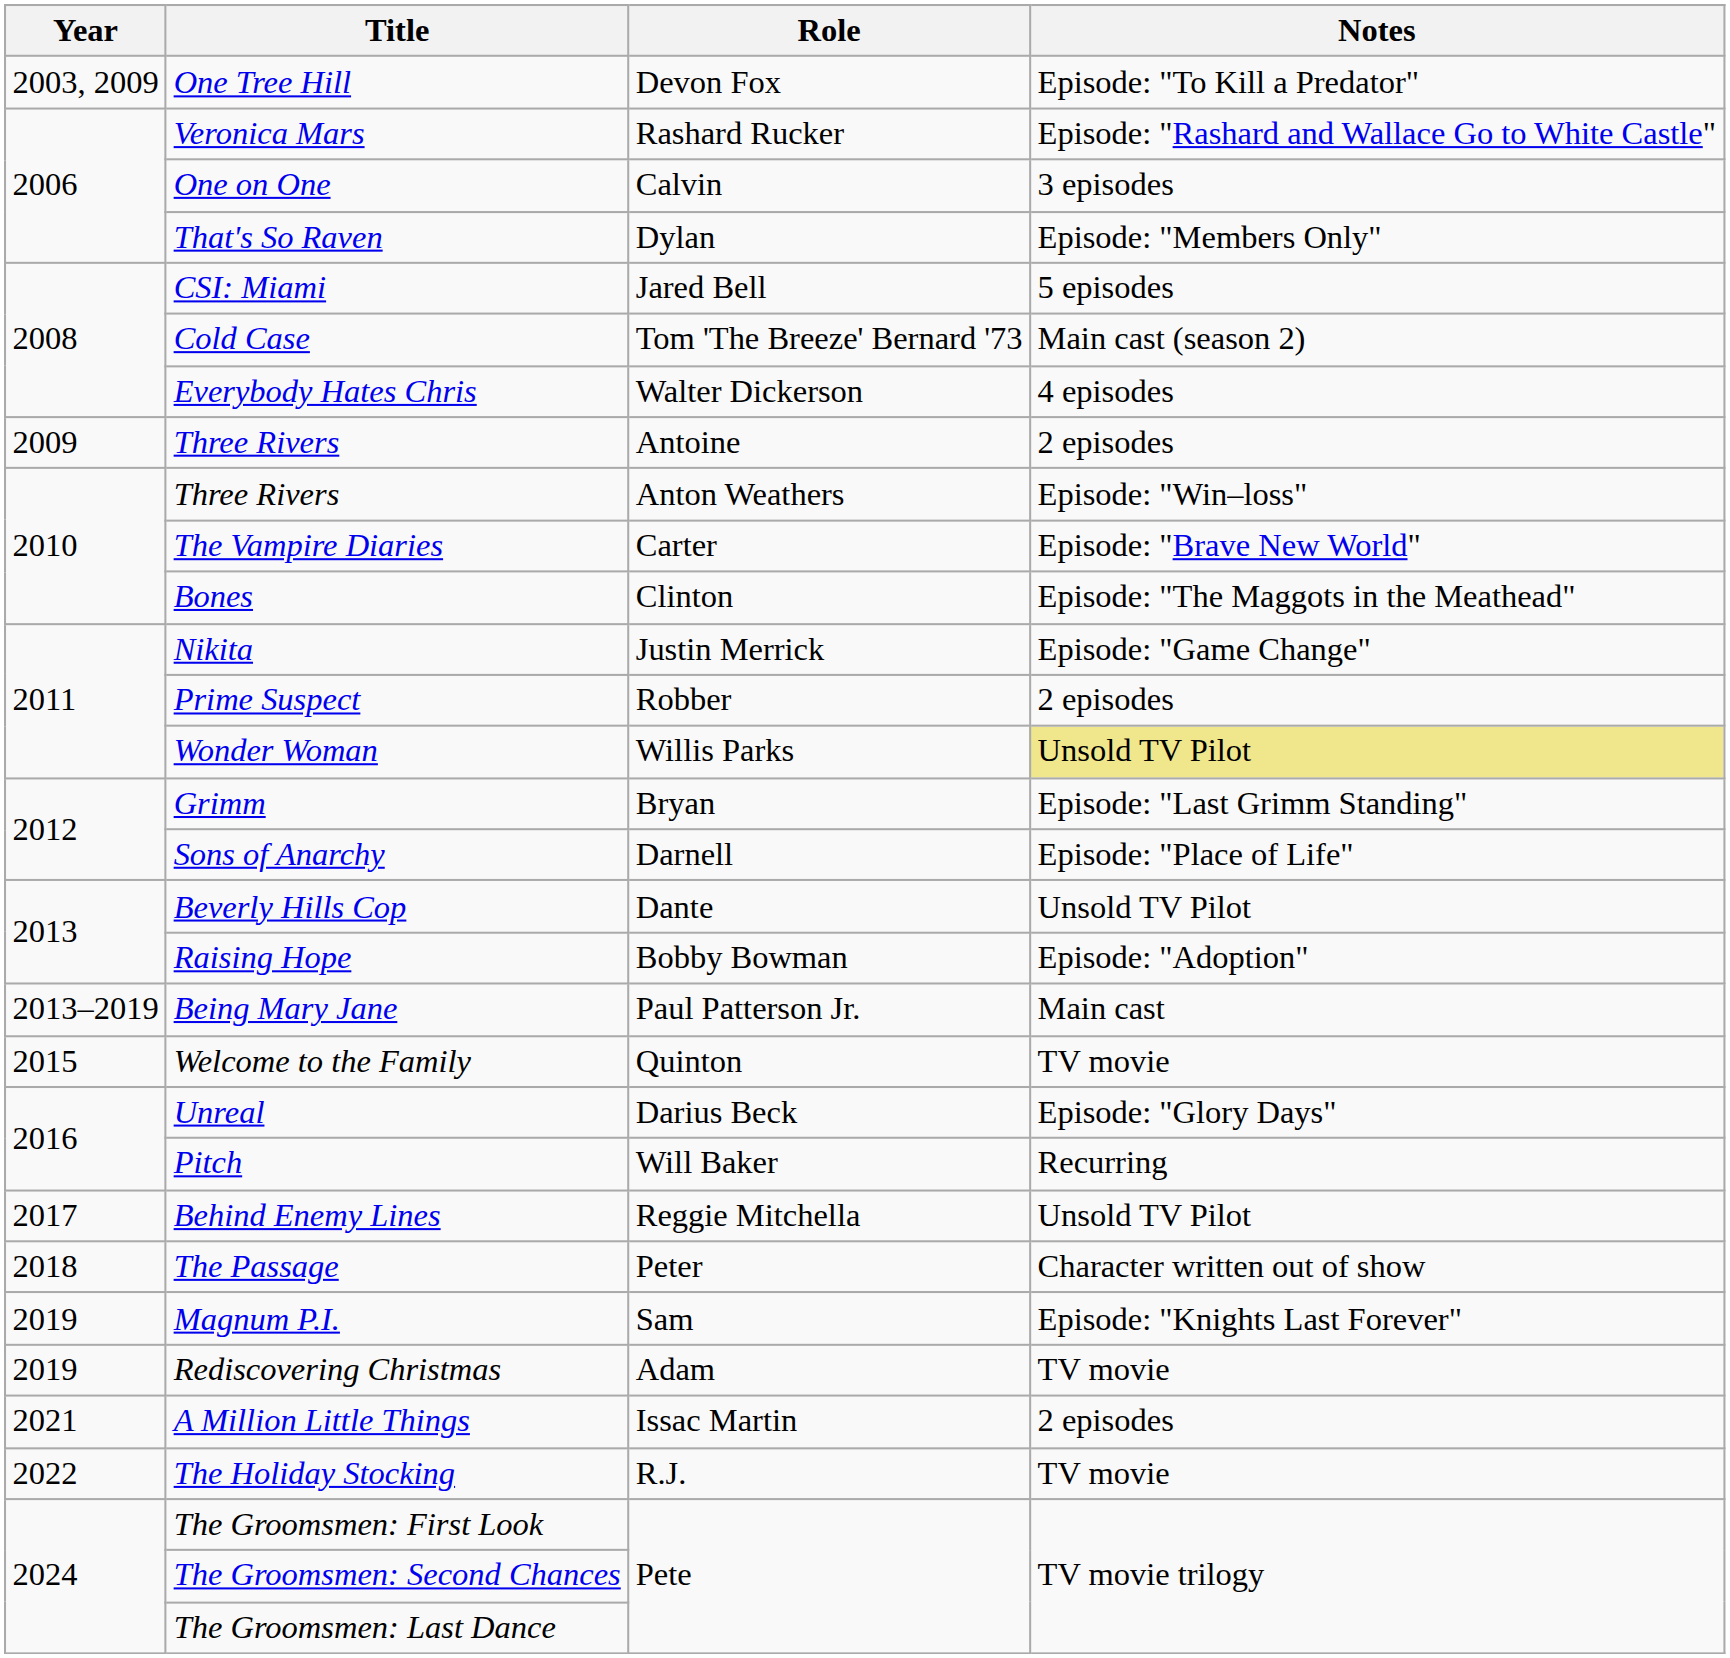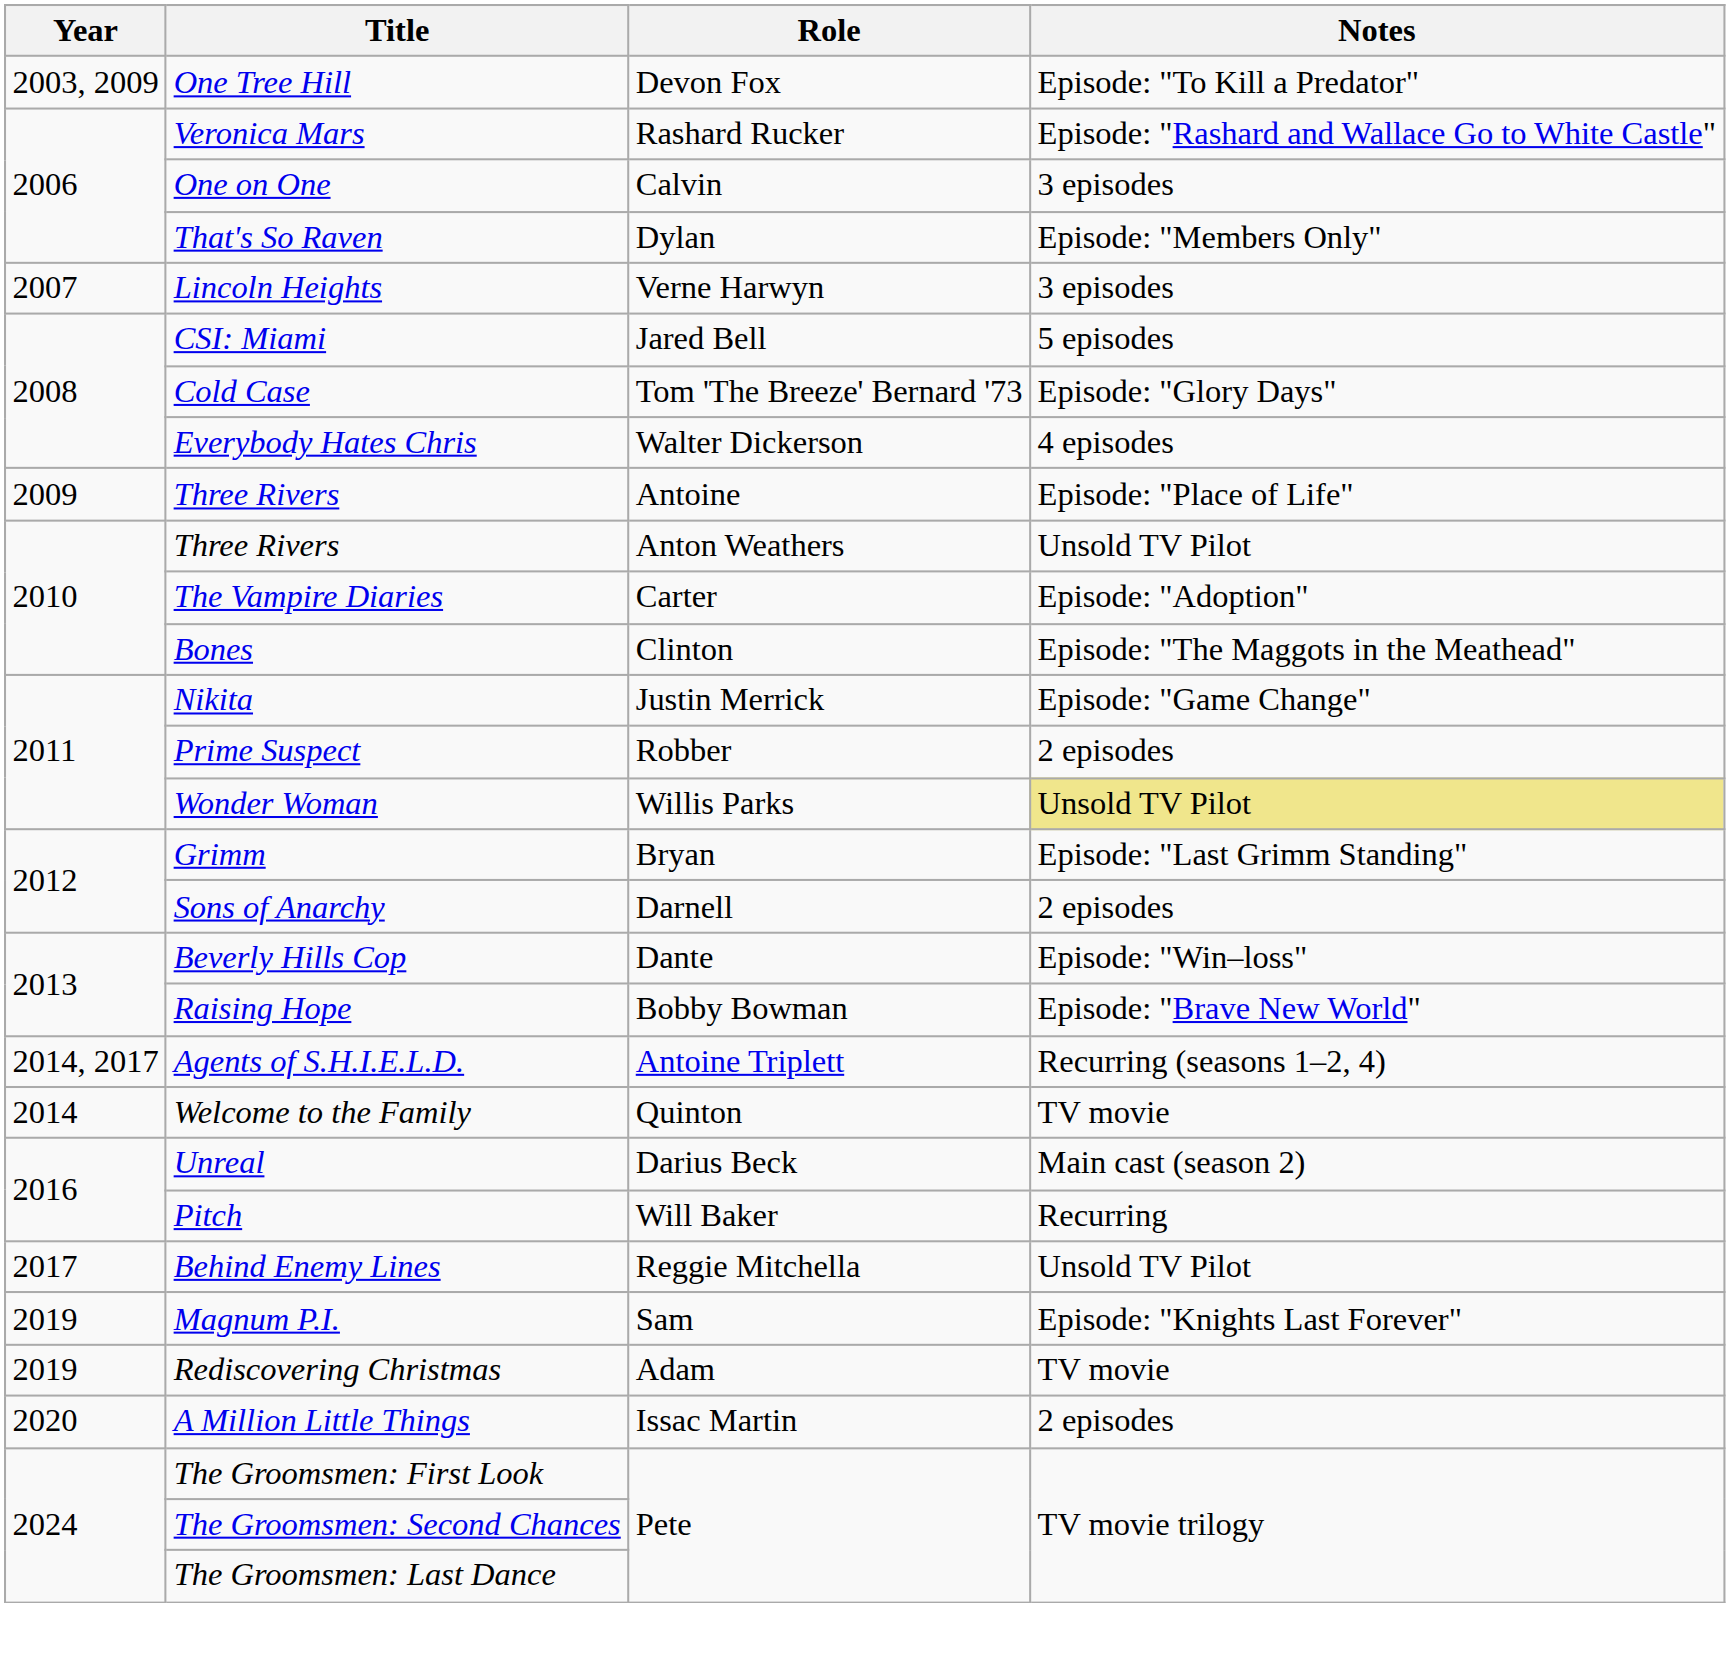+ row: (278, 287)
(1172, 339) Main cast (season 2) -> (1187, 390) Episode: "Glory Days"
(1106, 442) 2 episodes -> (1196, 493) Episode: "Place of Life"
(1172, 493) Episode: "Win–loss" -> (1144, 545) Unsold TV Pilot
(1229, 545) Episode: "Brave New World" -> (1173, 596) Episode: "Adoption"
(1196, 854) Episode: "Place of Life" -> (1106, 905) 2 episodes
(1144, 905) Unsold TV Pilot -> (1172, 957) Episode: "Win–loss"
(1173, 957) Episode: "Adoption" -> (1229, 1008) Episode: "Brave New World"
- row: (285, 1008)
+ row: (319, 1060)
(45, 1060) 2015 -> (45, 1111) 2014
(1187, 1111) Episode: "Glory Days" -> (1172, 1163) Main cast (season 2)
- row: (256, 1266)
(45, 1421) 2021 -> (45, 1421) 2020
- row: (314, 1472)
